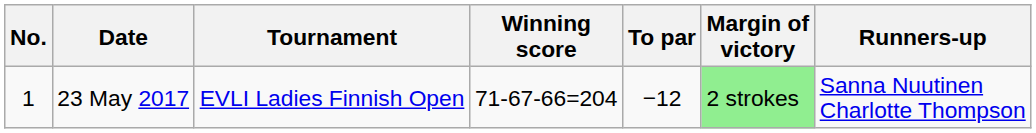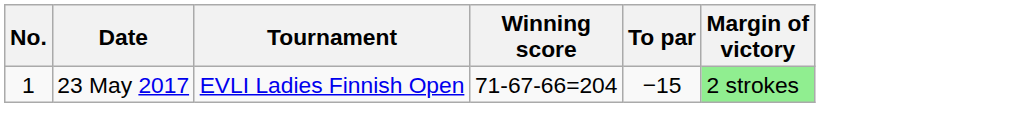- column: (923, 36)
(662, 97) −12 -> (662, 85) −15
